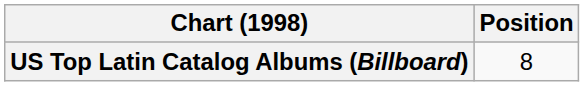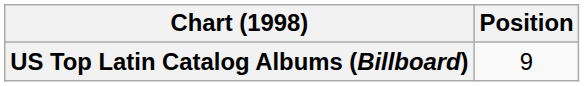(527, 61) 8 -> (527, 61) 9
